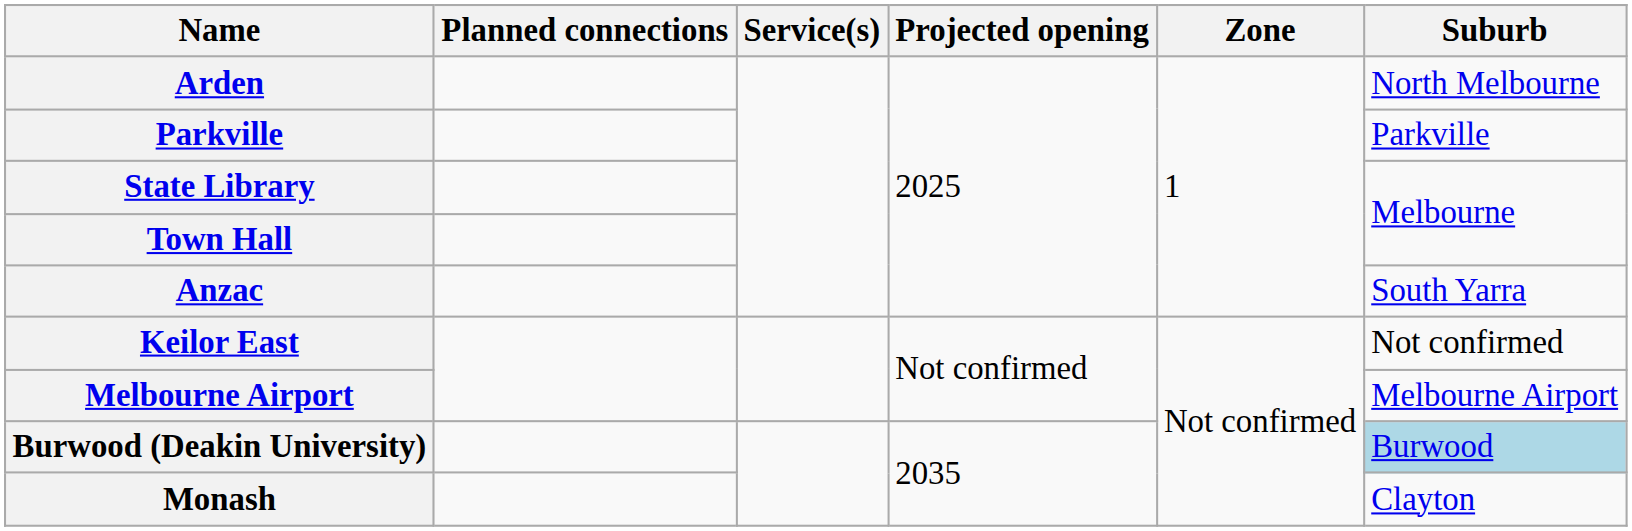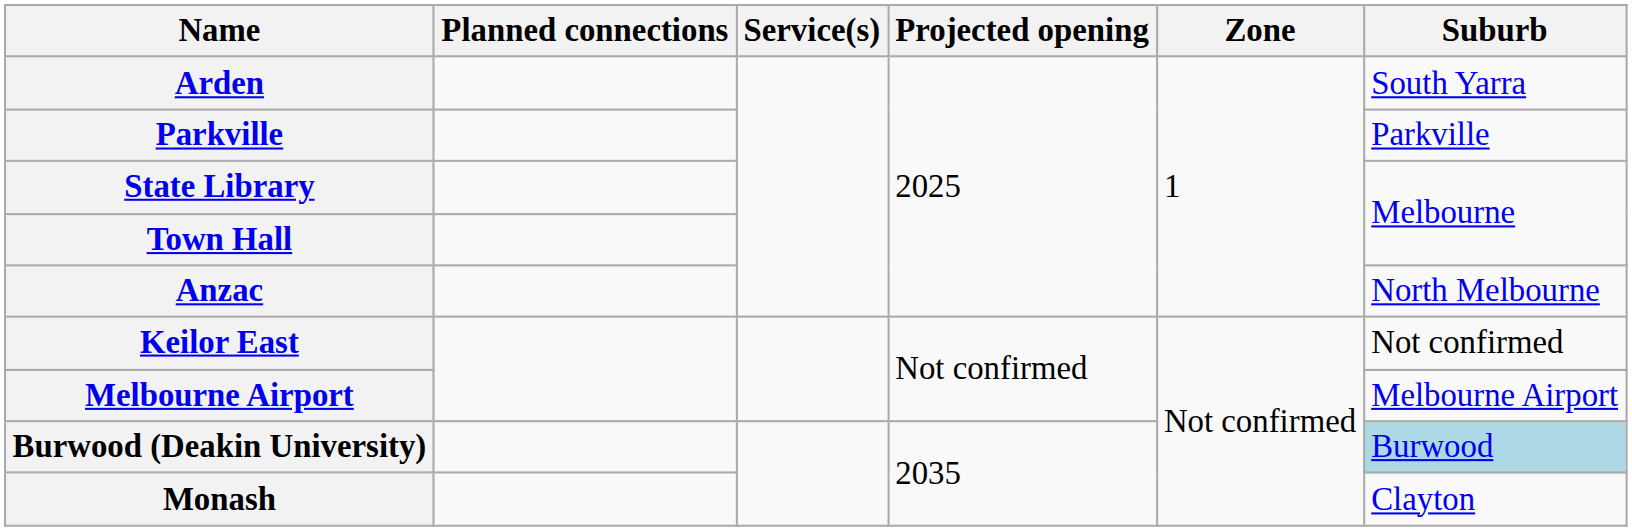(1486, 82) North Melbourne -> (1449, 82) South Yarra
(1449, 290) South Yarra -> (1486, 290) North Melbourne
